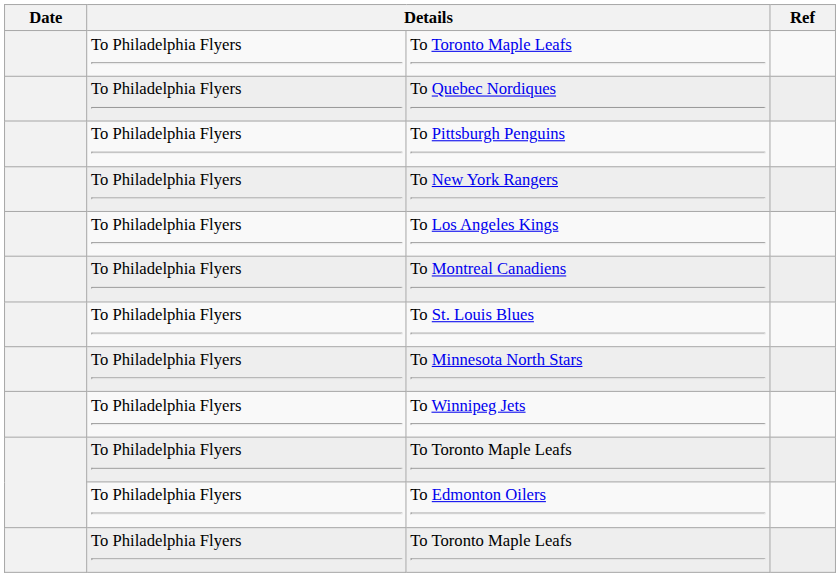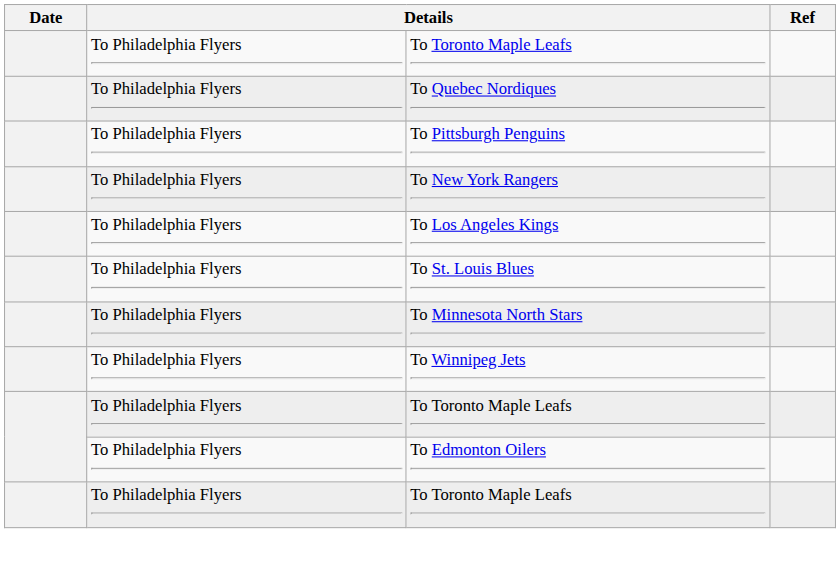- row: (46, 279)
